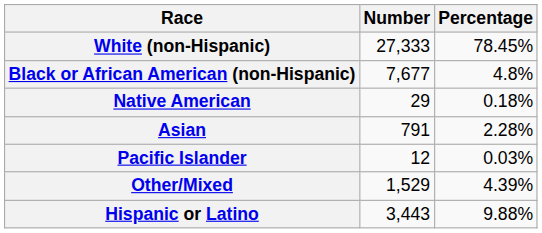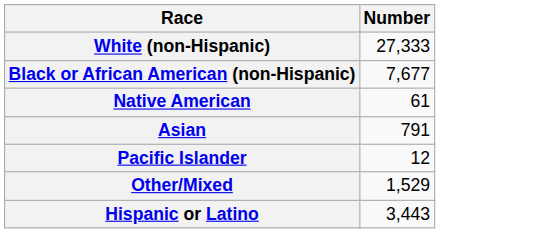- column: (486, 18)
(420, 102) 29 -> (420, 102) 61
